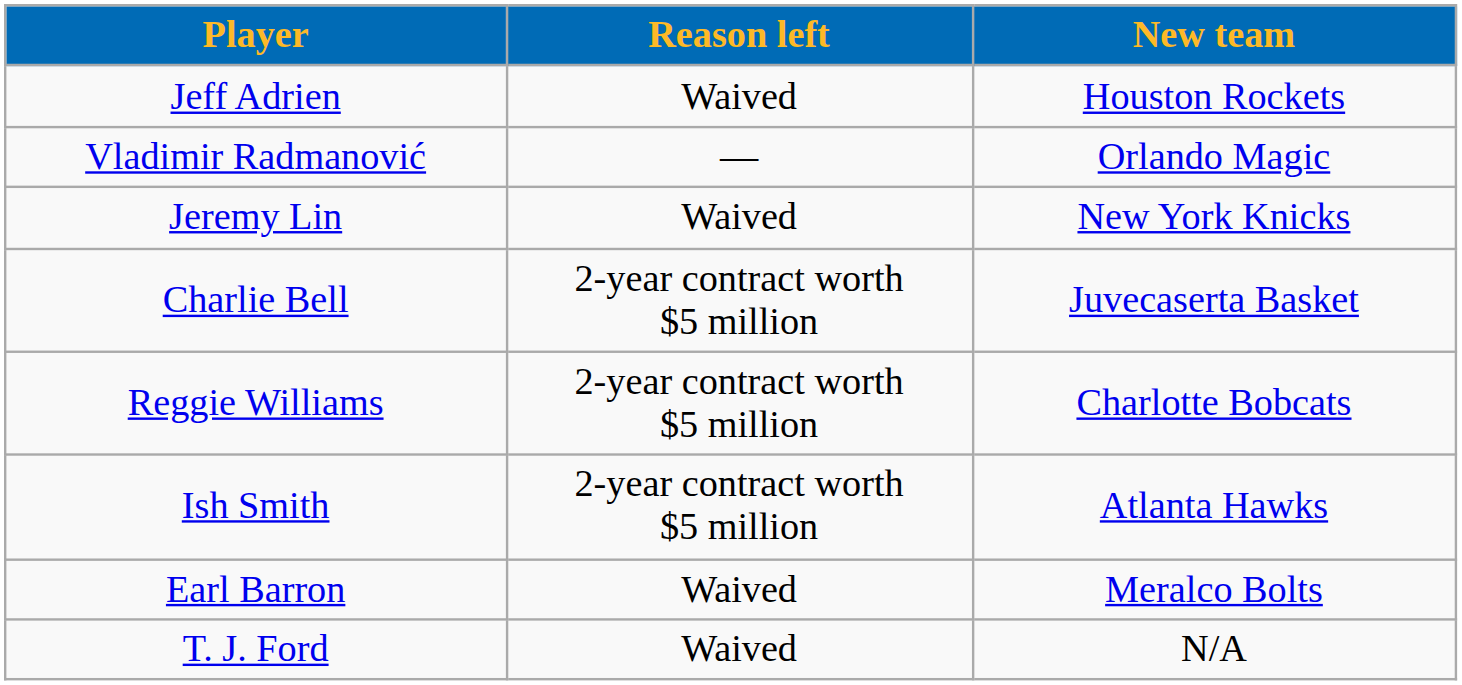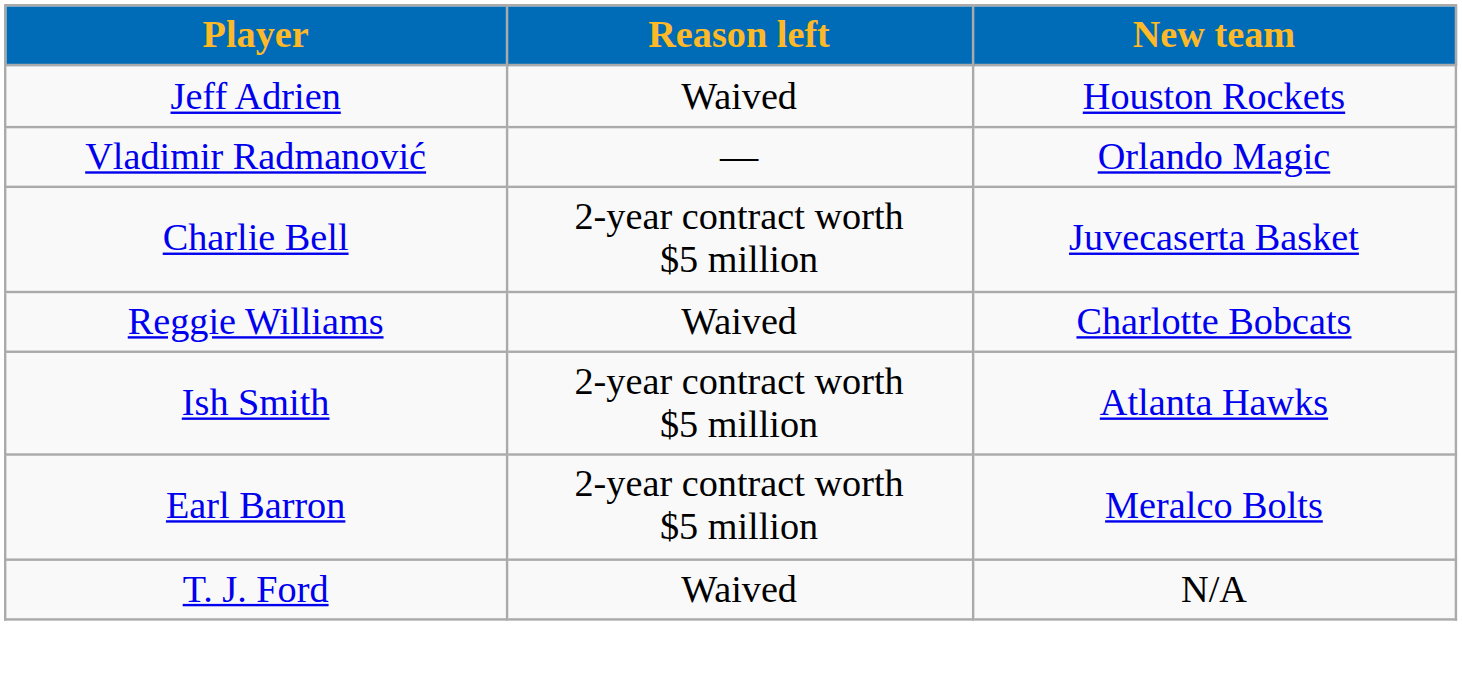- row: (256, 216)
(739, 402) 2-year contract worth $5 million -> (739, 320) Waived
(739, 588) Waived -> (739, 506) 2-year contract worth $5 million
